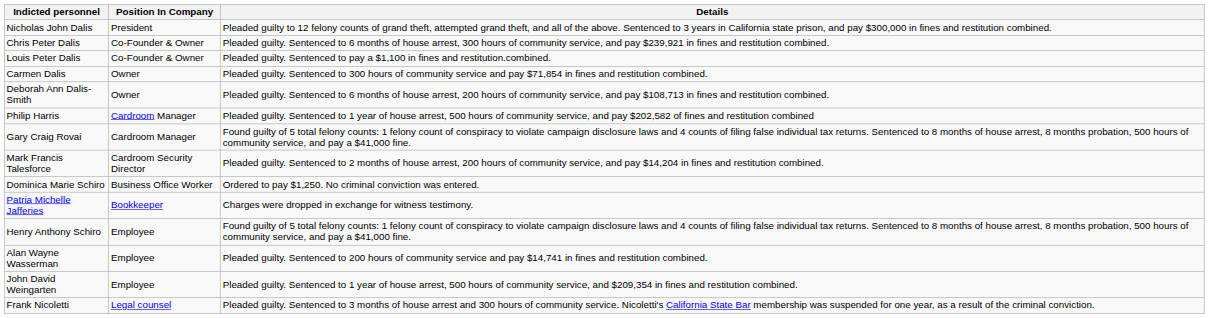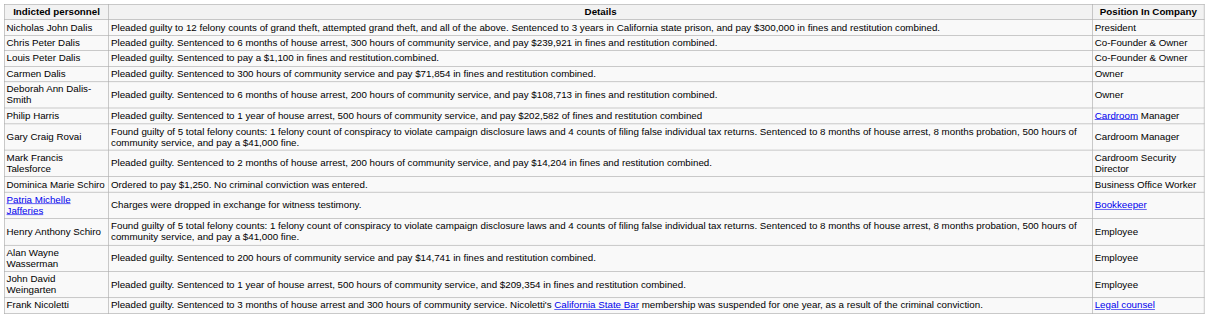columns swapped: (165, 12) <-> (712, 12)
